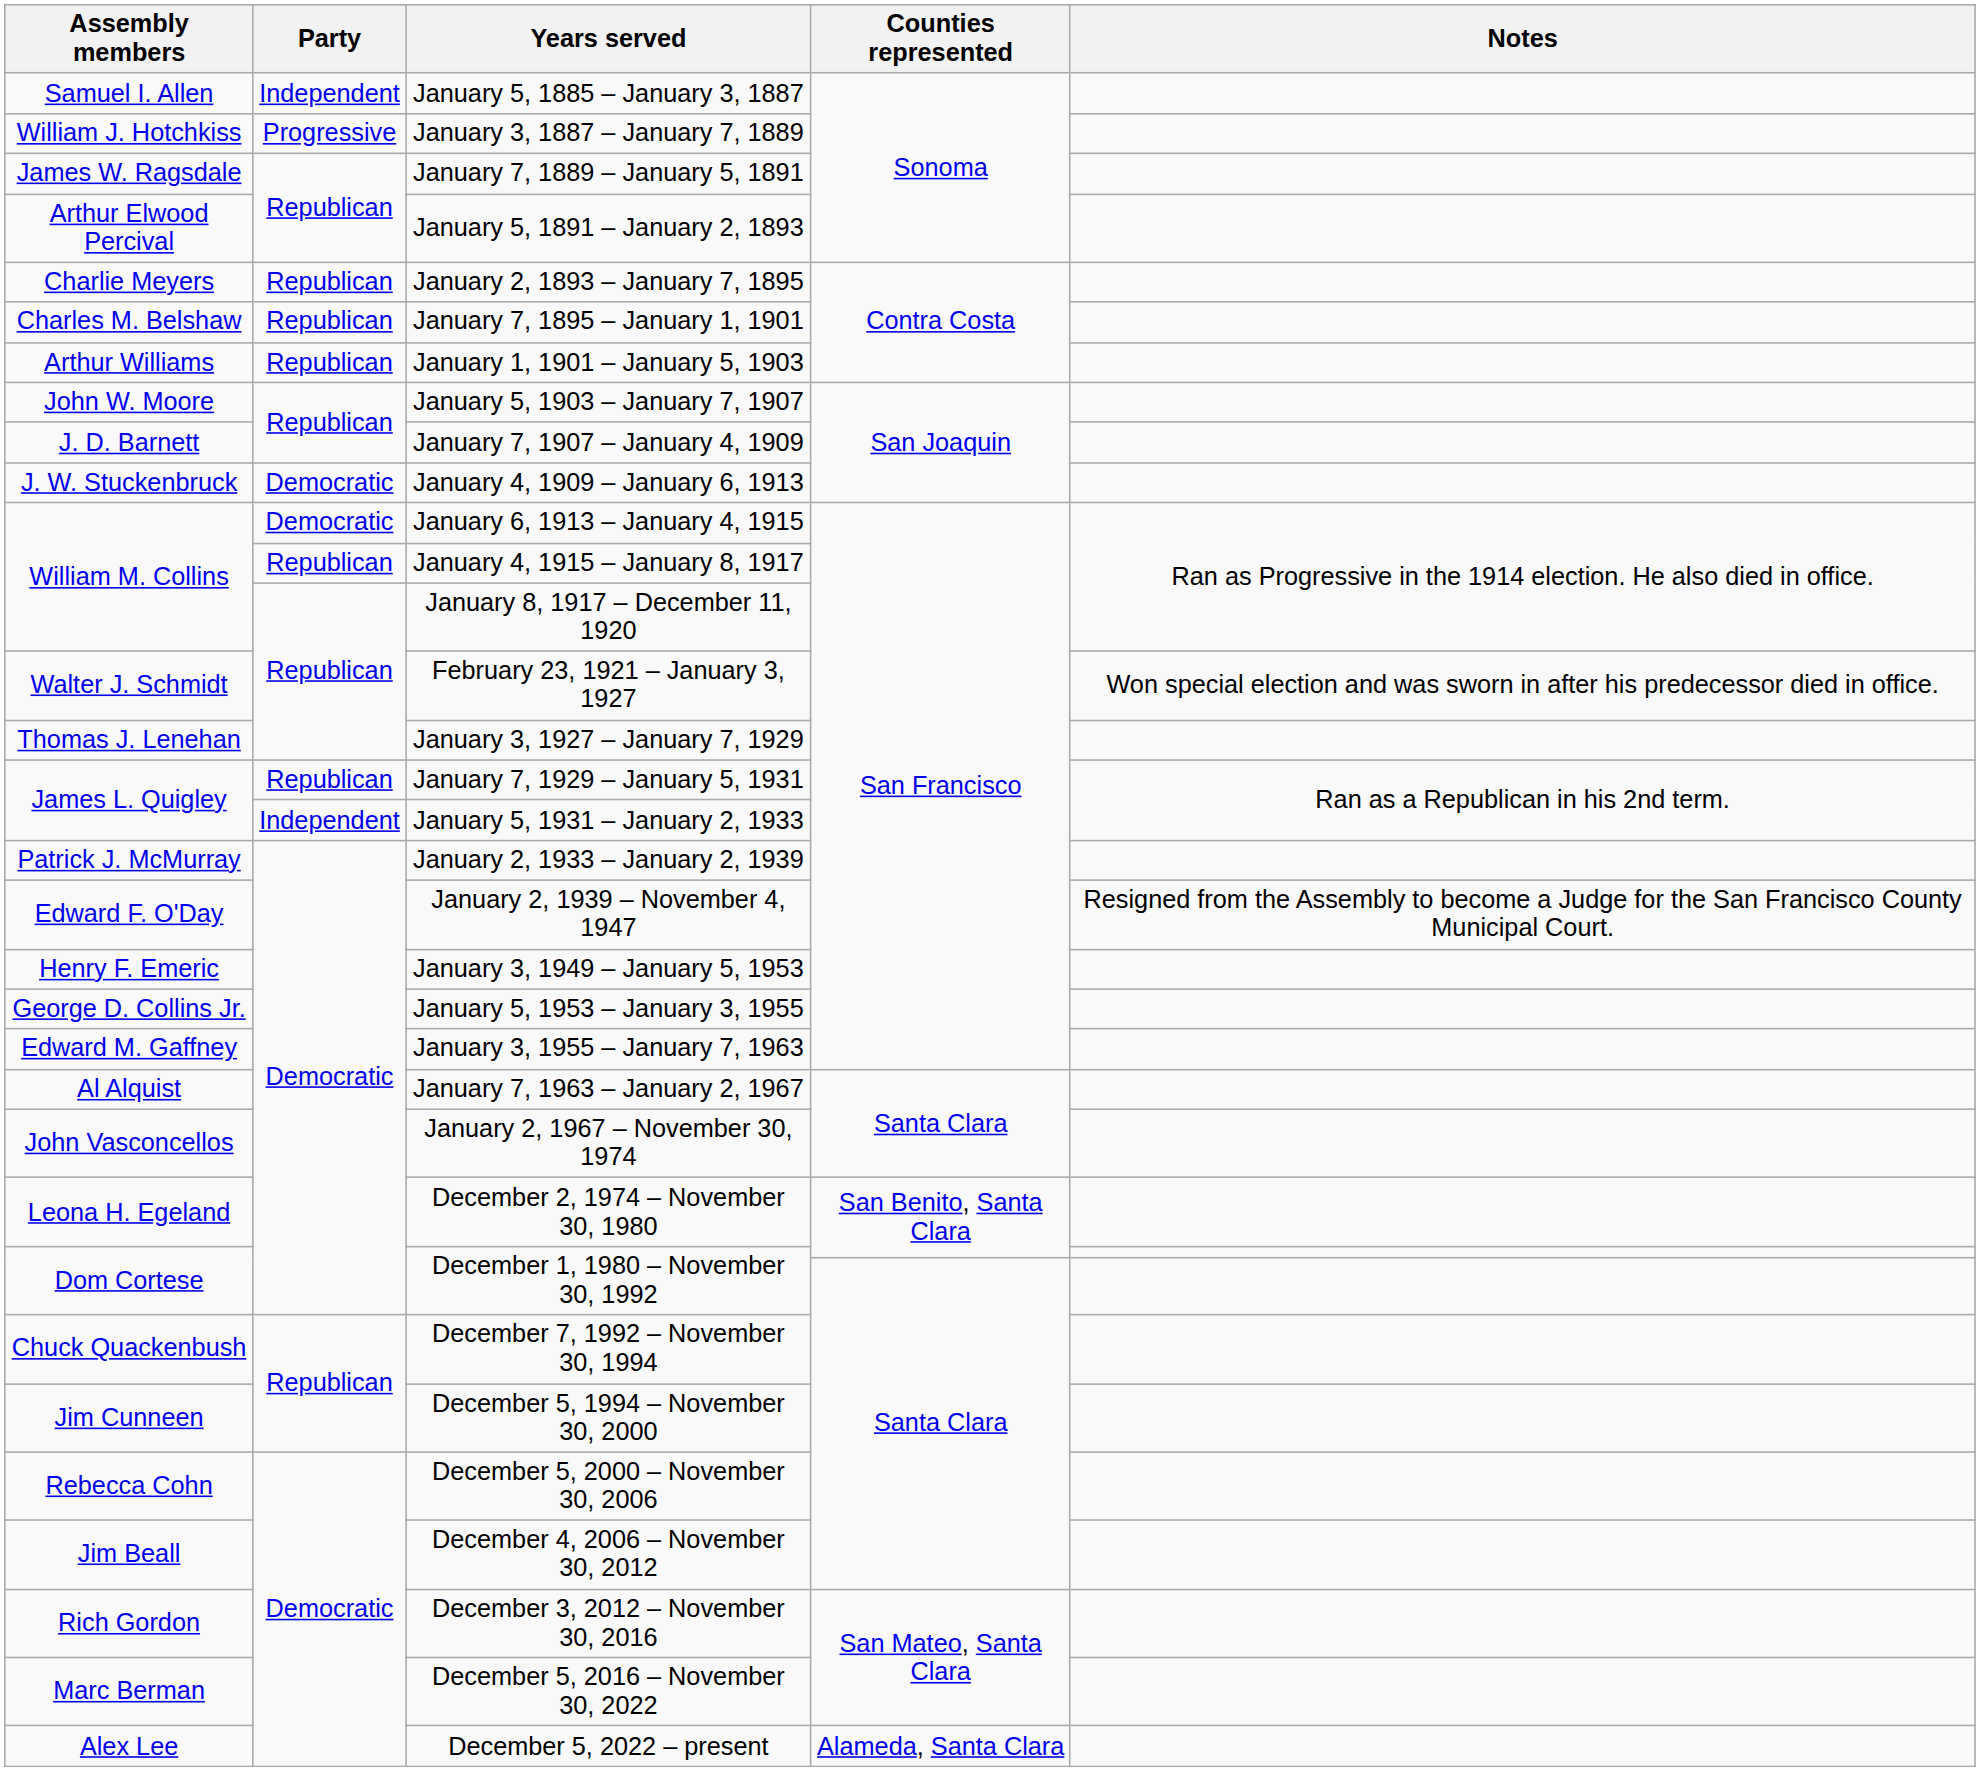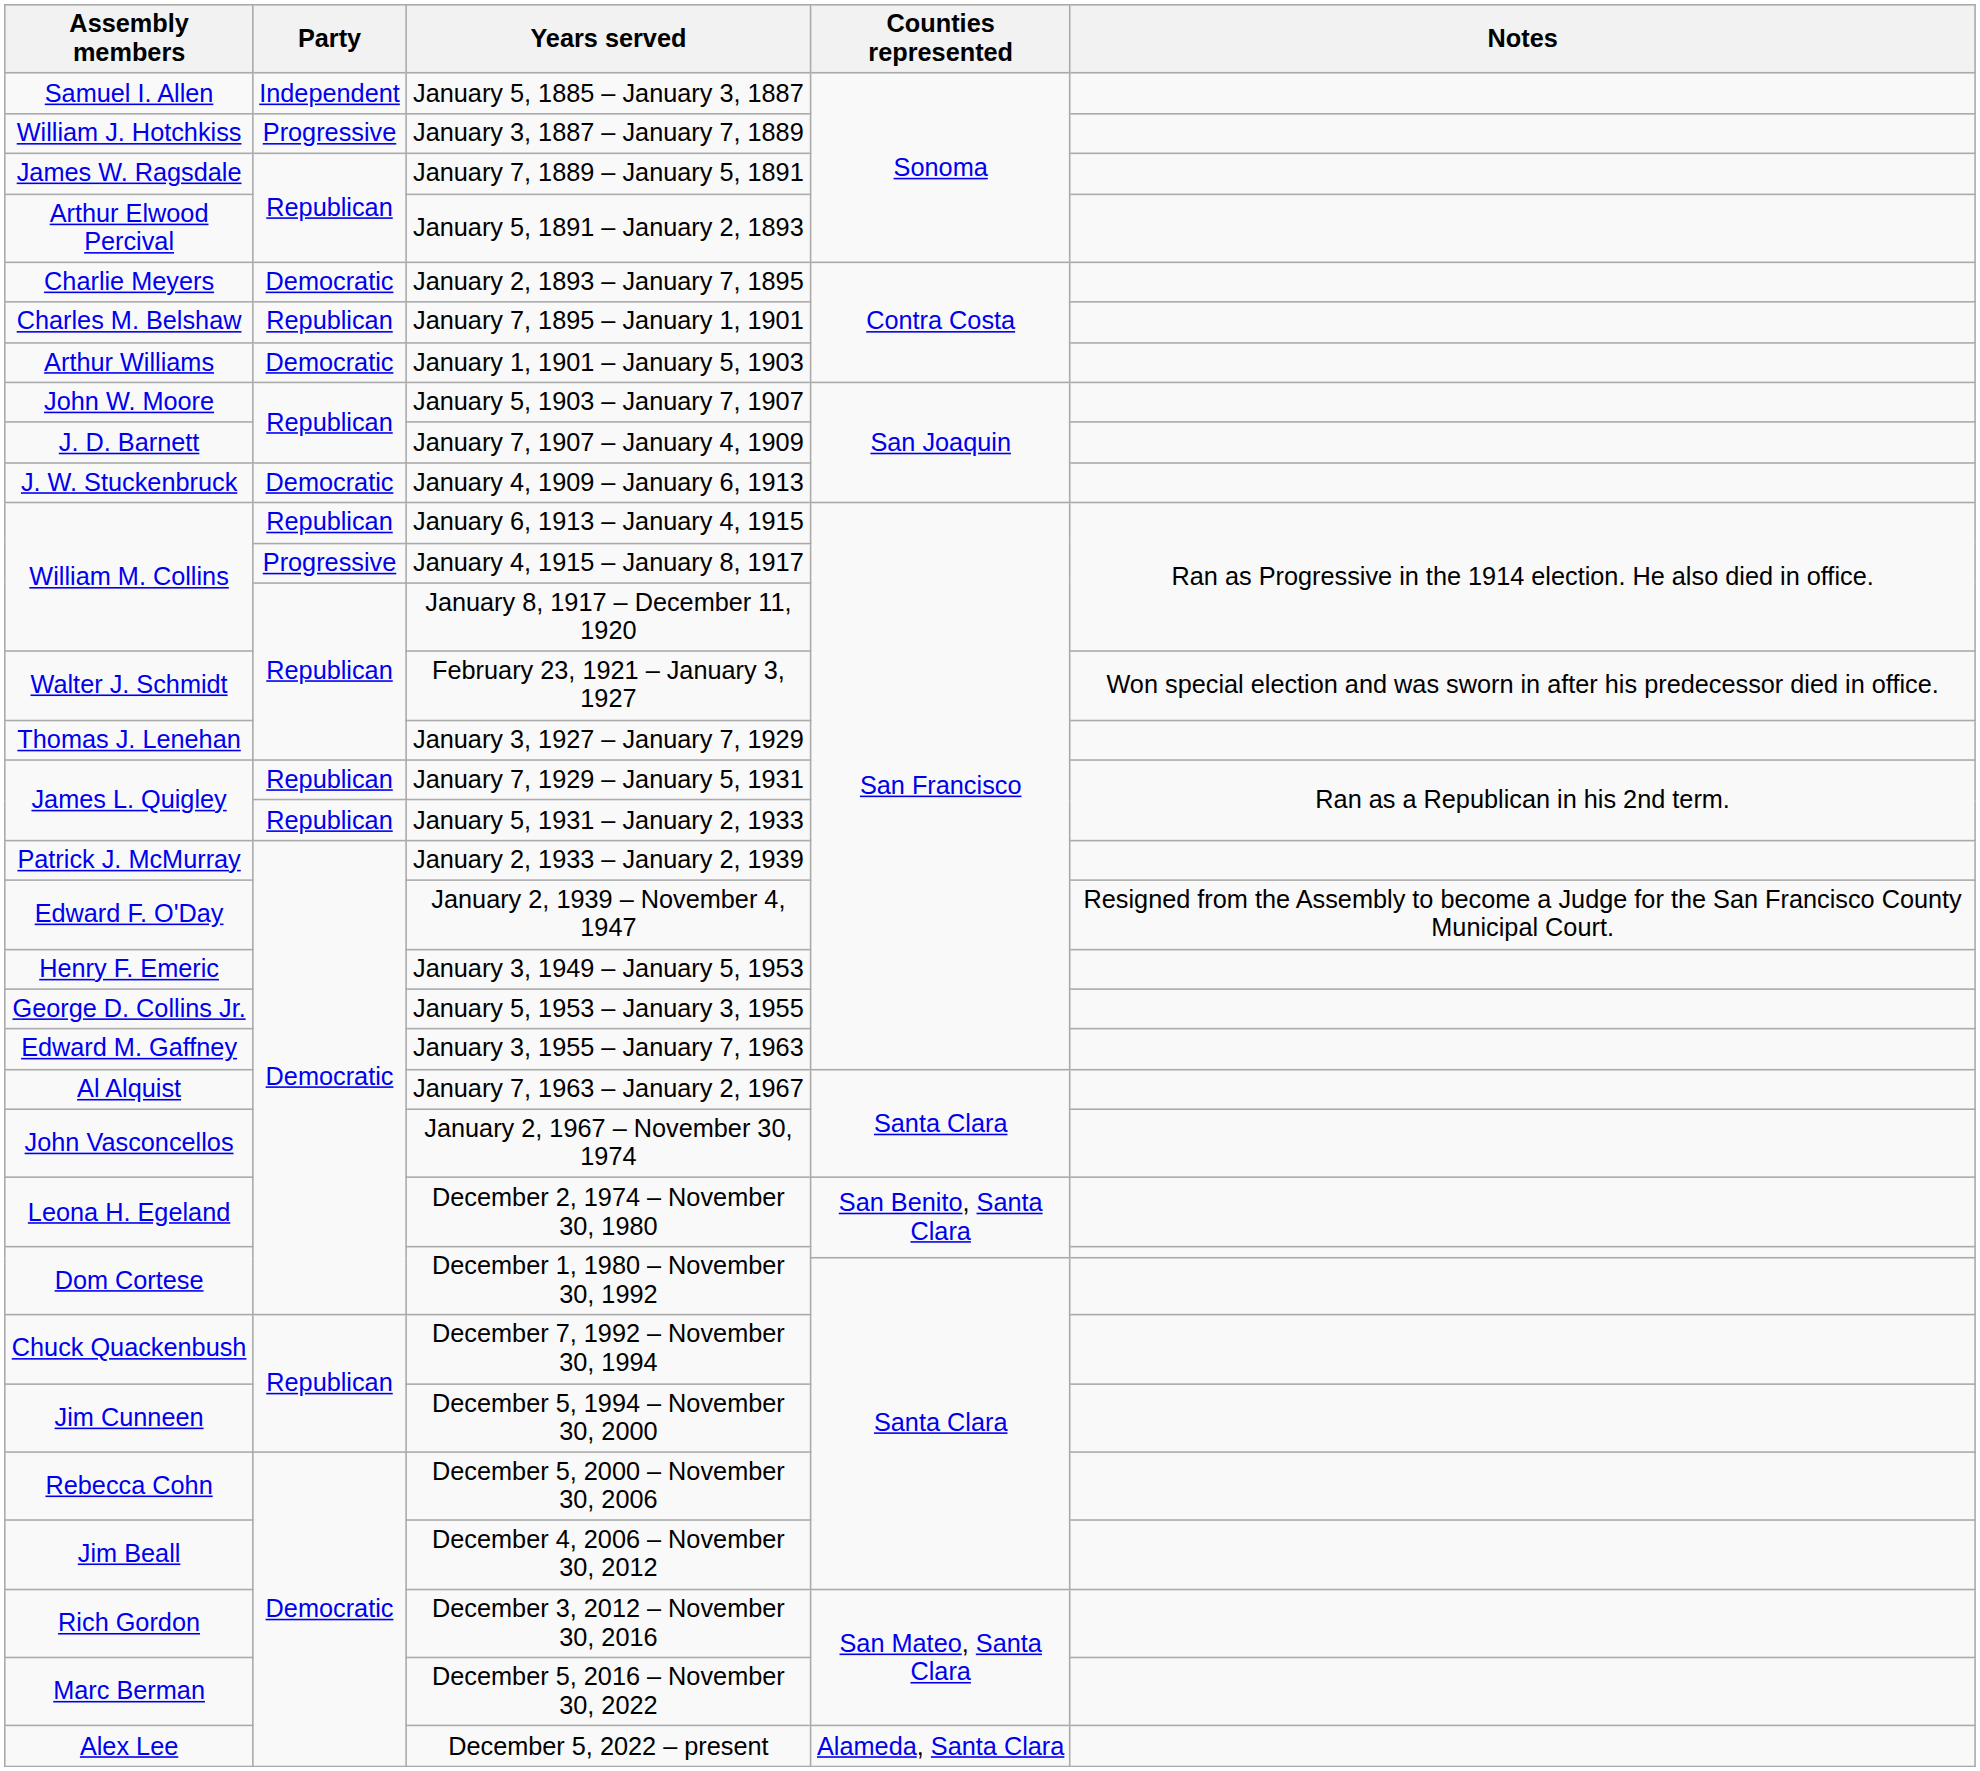(330, 281) Republican -> (330, 281) Democratic
(330, 362) Republican -> (330, 362) Democratic
(330, 522) Democratic -> (330, 522) Republican
(330, 562) Republican -> (330, 562) Progressive
(330, 819) Independent -> (330, 819) Republican
